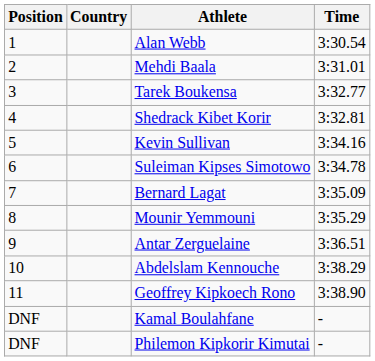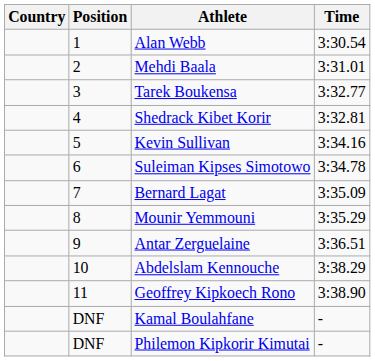columns swapped: (35, 17) <-> (99, 17)
